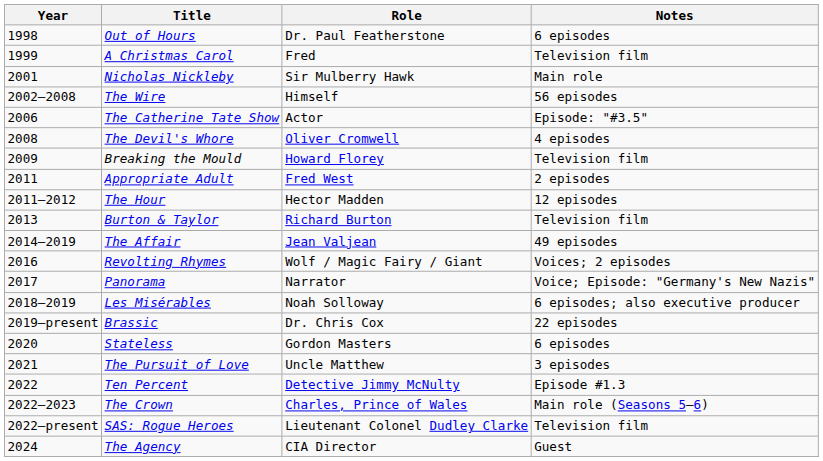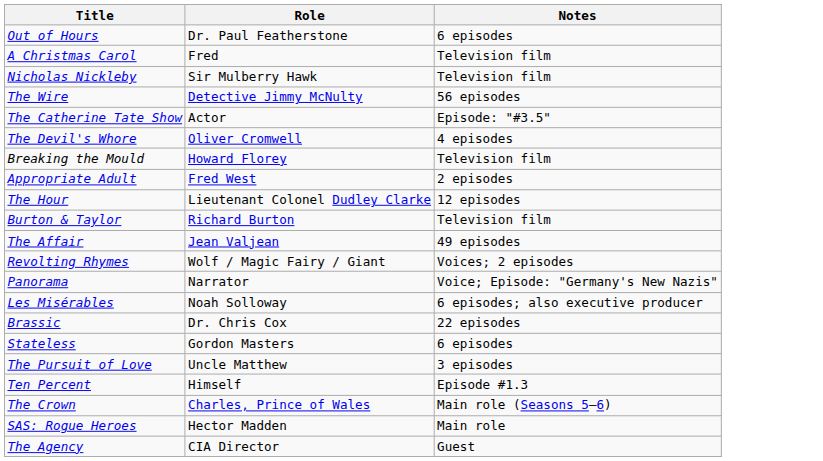- column: (53, 15)
(568, 76) Main role -> (494, 76) Television film
(312, 97) Himself -> (275, 97) Detective Jimmy McNulty
(335, 200) Hector Madden -> (310, 200) Lieutenant Colonel Dudley Clarke
(373, 385) Detective Jimmy McNulty -> (215, 385) Himself
(407, 426) Lieutenant Colonel Dudley Clarke -> (237, 426) Hector Madden
(591, 426) Television film -> (471, 426) Main role
